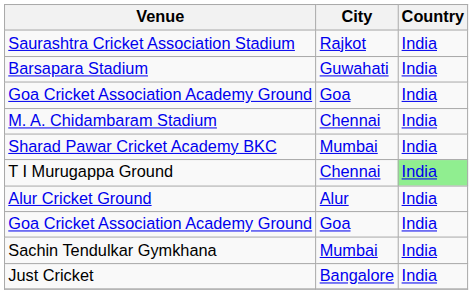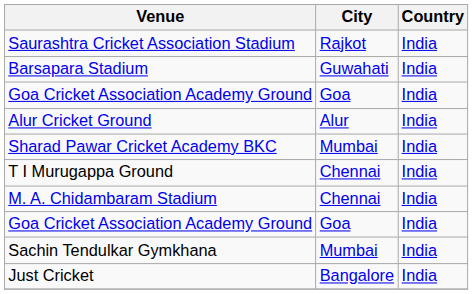rows swapped: (80, 198) <-> (113, 120)
(419, 172) lightgreen background -> (419, 172) no background
